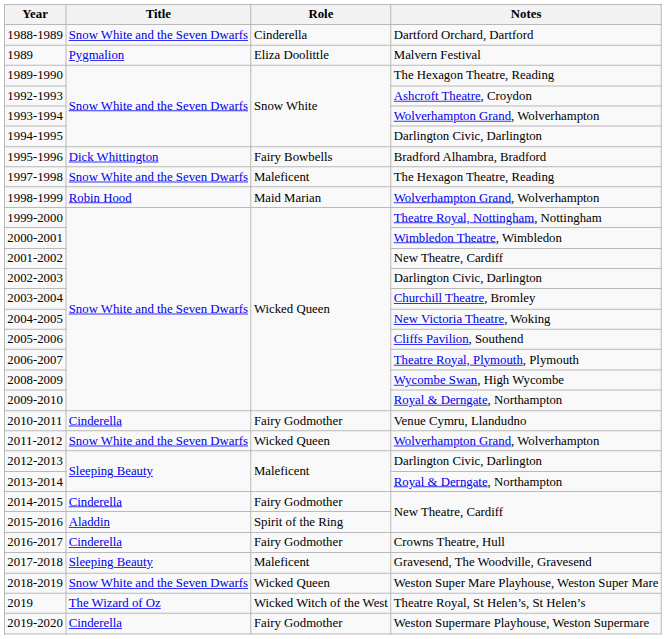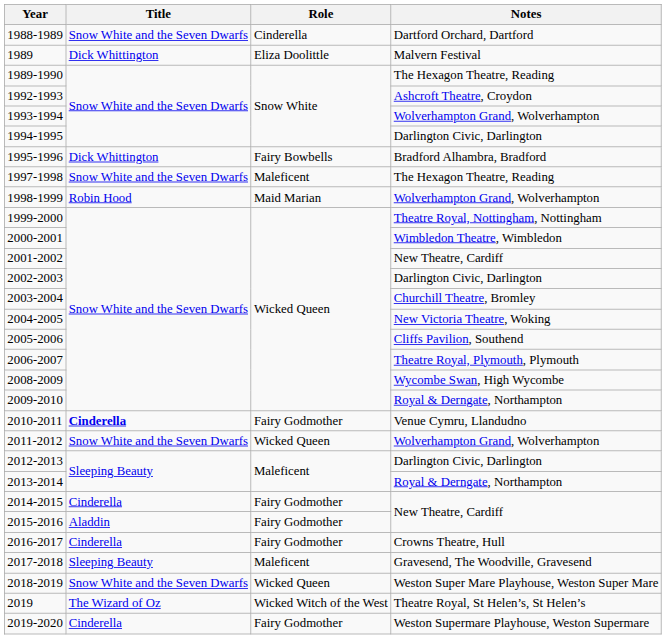(96, 55) Pygmalion -> (114, 55) Dick Whittington
(95, 420) normal -> (97, 420) bold
(299, 522) Spirit of the Ring -> (298, 522) Fairy Godmother
